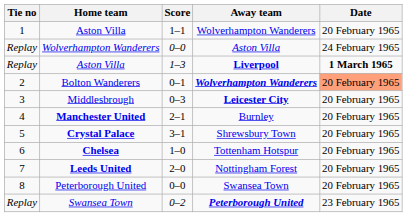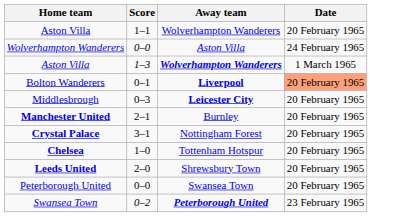- column: (22, 13)
(256, 64) Liverpool -> (221, 64) Wolverhampton Wanderers
(361, 64) bold -> (326, 64) normal
(256, 82) Wolverhampton Wanderers -> (221, 82) Liverpool
(256, 133) Shrewsbury Town -> (221, 133) Nottingham Forest
(256, 168) Nottingham Forest -> (221, 168) Shrewsbury Town
